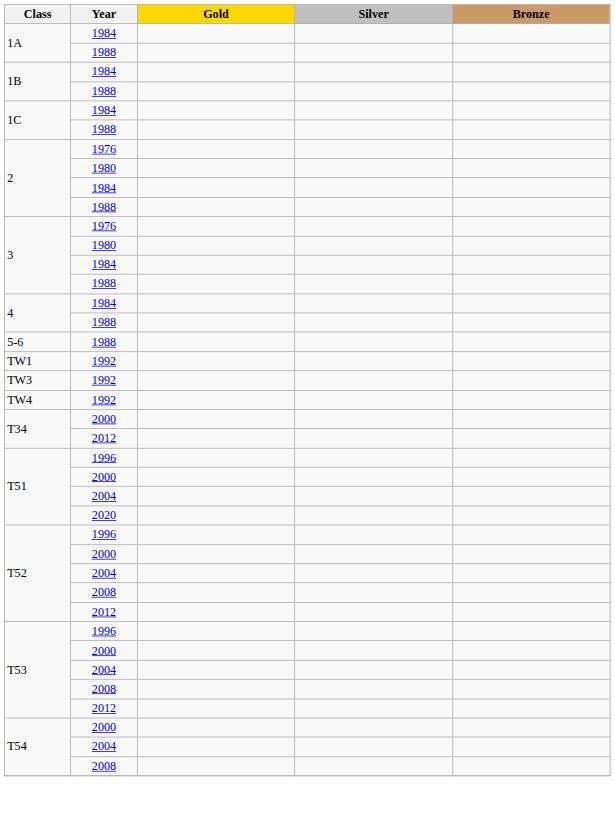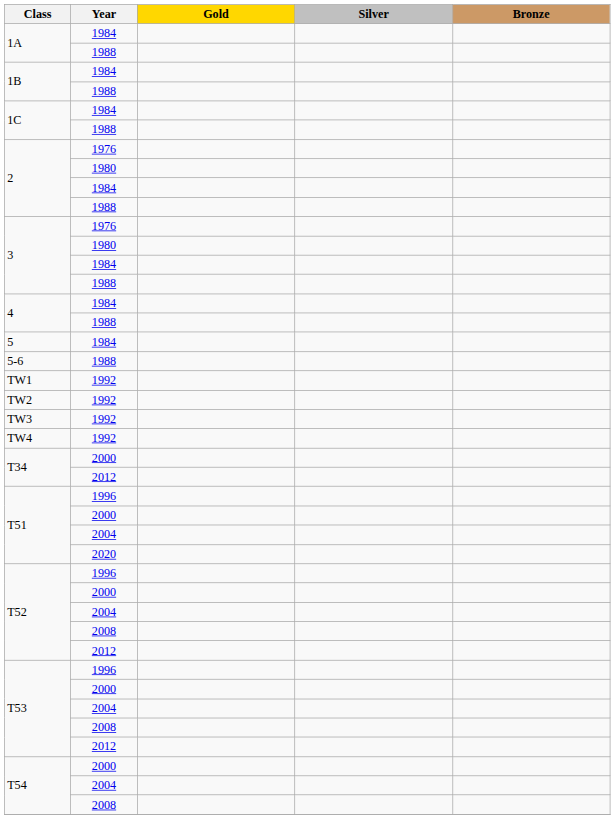+ row: (10, 341)
+ row: (20, 399)
